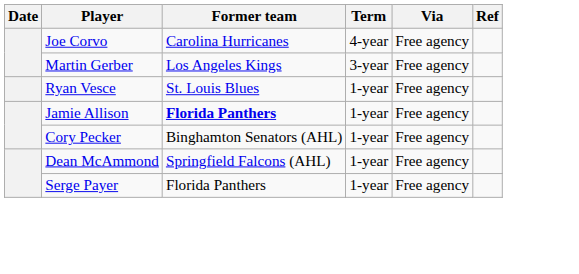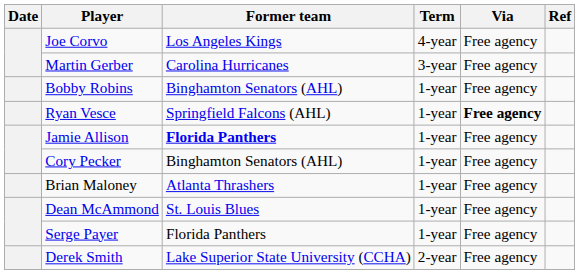(227, 40) Carolina Hurricanes -> (224, 40) Los Angeles Kings
(224, 64) Los Angeles Kings -> (227, 64) Carolina Hurricanes
+ row: (89, 88)
(213, 88) St. Louis Blues -> (248, 112) Springfield Falcons (AHL)
(432, 88) normal -> (503, 112) bold
+ row: (91, 185)
(248, 161) Springfield Falcons (AHL) -> (213, 209) St. Louis Blues
+ row: (84, 257)
